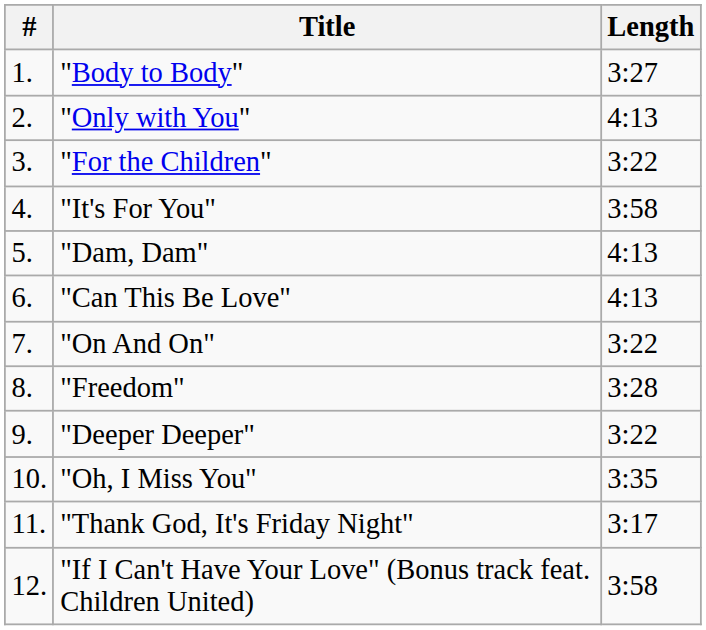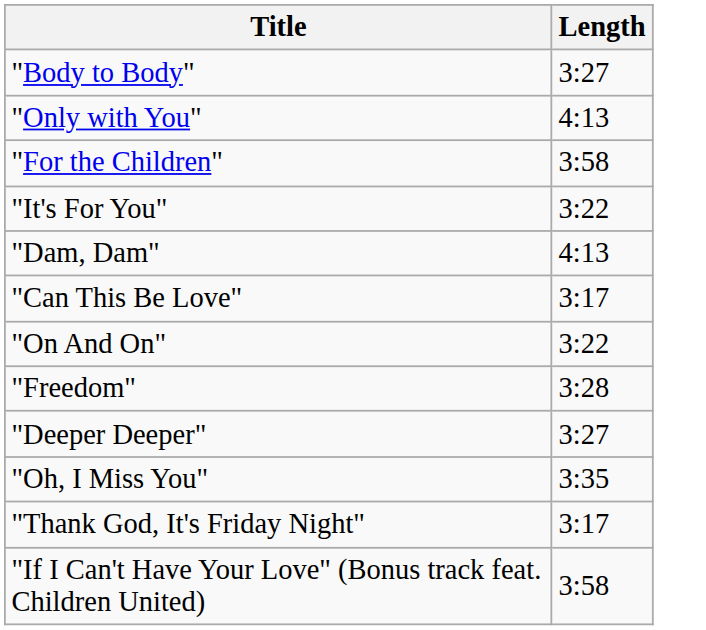- column: (29, 27)
(633, 162) 3:22 -> (584, 162) 3:58
(633, 207) 3:58 -> (584, 207) 3:22
(633, 298) 4:13 -> (584, 298) 3:17
(633, 433) 3:22 -> (584, 433) 3:27
